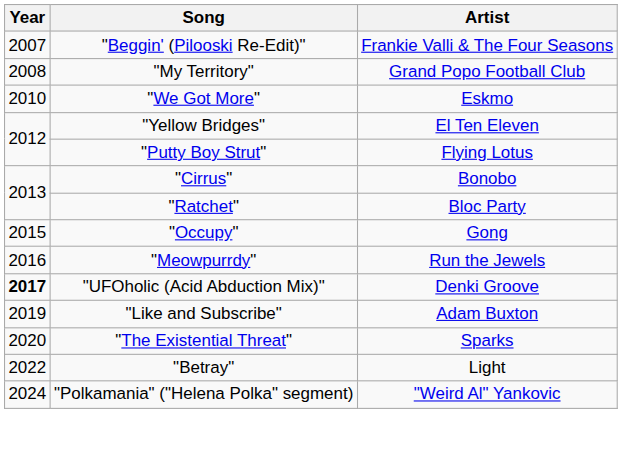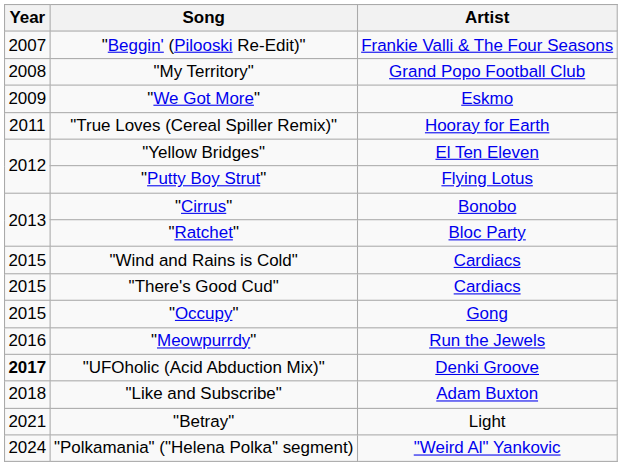(27, 98) 2010 -> (27, 98) 2009
+ row: (204, 125)
+ row: (204, 260)
+ row: (204, 286)
(27, 313) 2019 -> (27, 394) 2018
- row: (204, 340)
(27, 367) 2022 -> (27, 421) 2021
